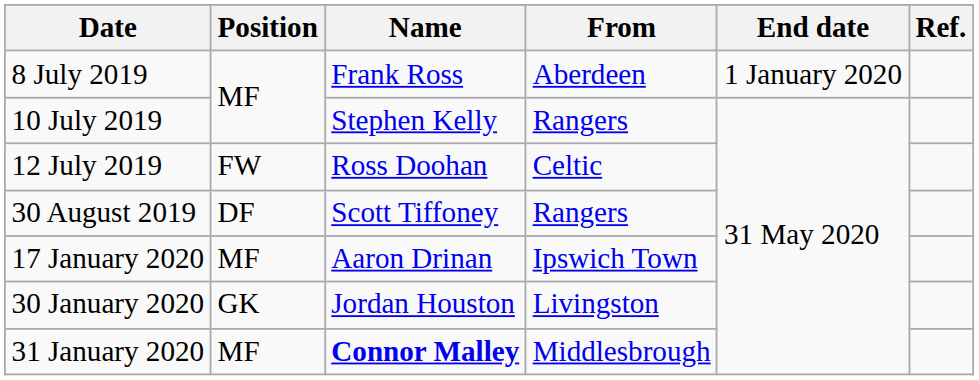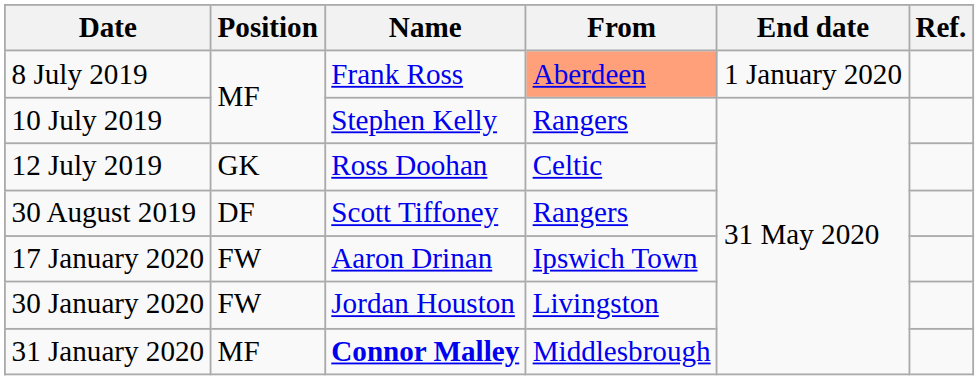(589, 73) no background -> (589, 73) lightsalmon background
(239, 166) FW -> (239, 166) GK
(239, 258) MF -> (239, 258) FW
(239, 304) GK -> (239, 304) FW
